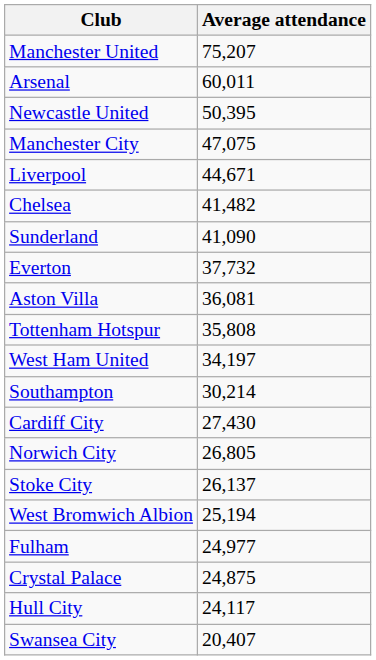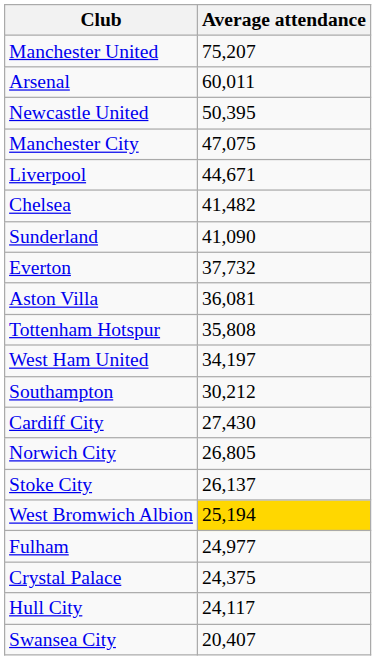(229, 391) 30,214 -> (229, 391) 30,212
(229, 515) no background -> (229, 515) gold background
(229, 577) 24,875 -> (229, 577) 24,375
